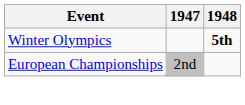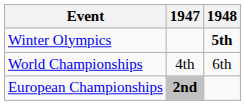+ row: (75, 64)
(185, 64) normal -> (185, 87) bold
